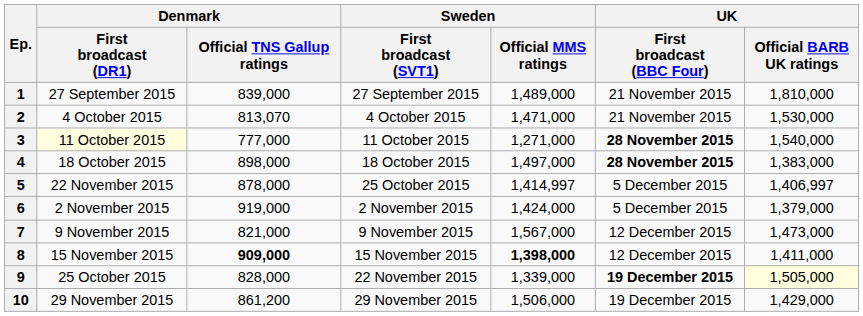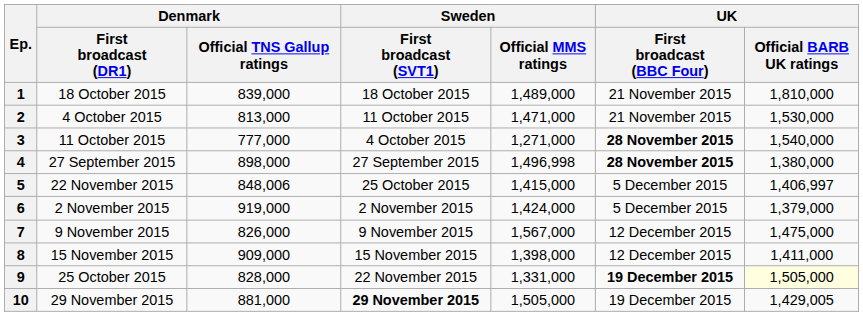(112, 94) 27 September 2015 -> (112, 94) 18 October 2015
(416, 94) 27 September 2015 -> (416, 94) 18 October 2015
(264, 117) 813,070 -> (264, 117) 813,000
(416, 117) 4 October 2015 -> (416, 117) 11 October 2015
(112, 140) lightyellow background -> (112, 140) no background
(416, 140) 11 October 2015 -> (416, 140) 4 October 2015
(112, 163) 18 October 2015 -> (112, 163) 27 September 2015
(416, 163) 18 October 2015 -> (416, 163) 27 September 2015
(543, 163) 1,497,000 -> (543, 163) 1,496,998
(802, 163) 1,383,000 -> (802, 163) 1,380,000
(264, 186) 878,000 -> (264, 186) 848,006
(543, 186) 1,414,997 -> (543, 186) 1,415,000
(264, 231) 821,000 -> (264, 231) 826,000
(802, 231) 1,473,000 -> (802, 231) 1,475,000
(264, 254) bold -> (264, 254) normal
(543, 254) bold -> (543, 254) normal
(543, 277) 1,339,000 -> (543, 277) 1,331,000
(264, 300) 861,200 -> (264, 300) 881,000
(416, 300) normal -> (416, 300) bold
(543, 300) 1,506,000 -> (543, 300) 1,505,000
(802, 300) 1,429,000 -> (802, 300) 1,429,005
